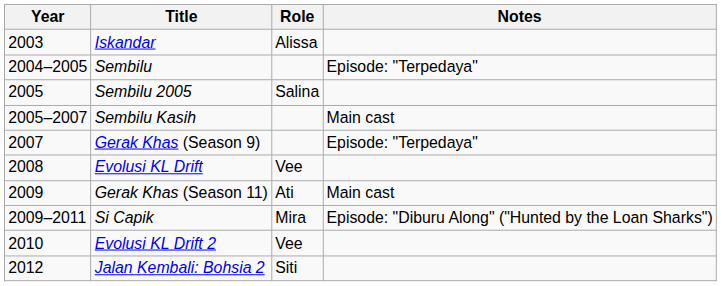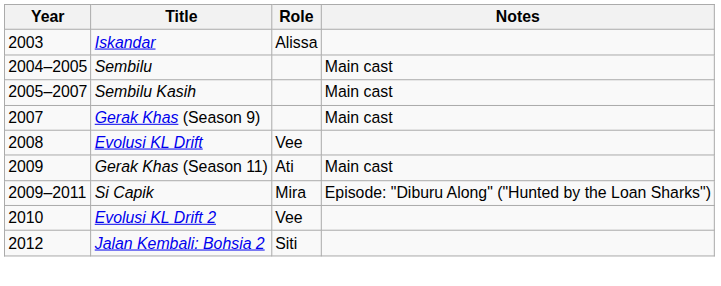(402, 67) Episode: "Terpedaya" -> (359, 67) Main cast
- row: (143, 92)
(402, 142) Episode: "Terpedaya" -> (359, 117) Main cast
